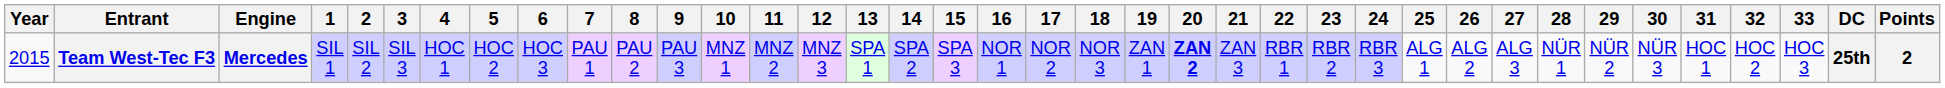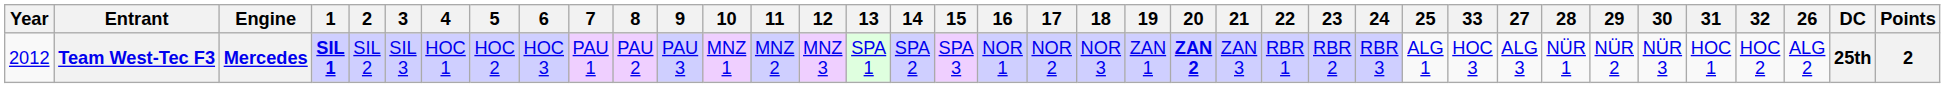columns swapped: (1469, 19) <-> (1804, 19)
(29, 57) 2015 -> (29, 57) 2012
(330, 57) normal -> (331, 57) bold
